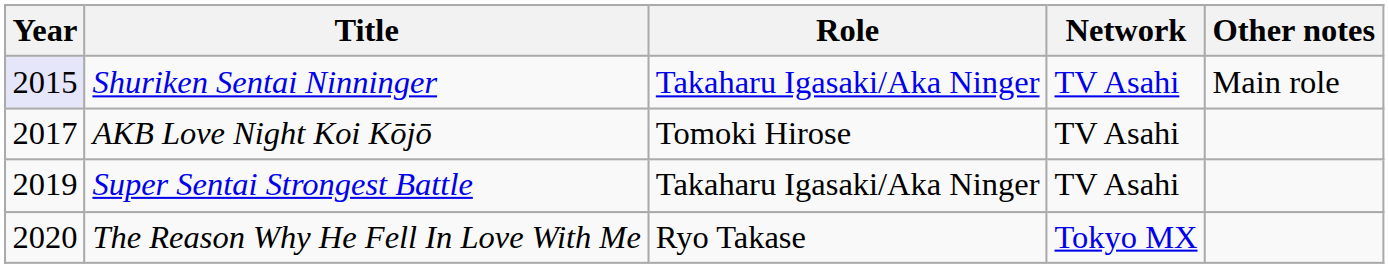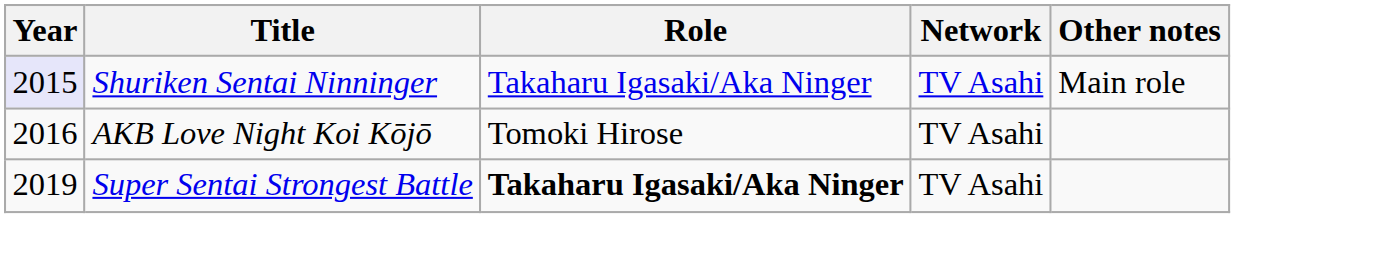(45, 133) 2017 -> (45, 133) 2016
(848, 184) normal -> (696, 184) bold
- row: (367, 236)
